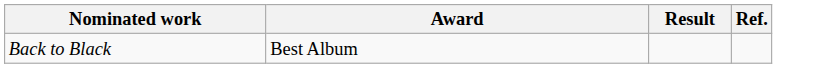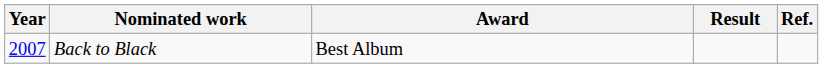+ column: (27, 19)
